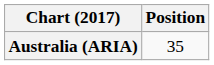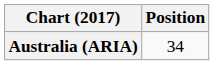(175, 45) 35 -> (175, 45) 34
